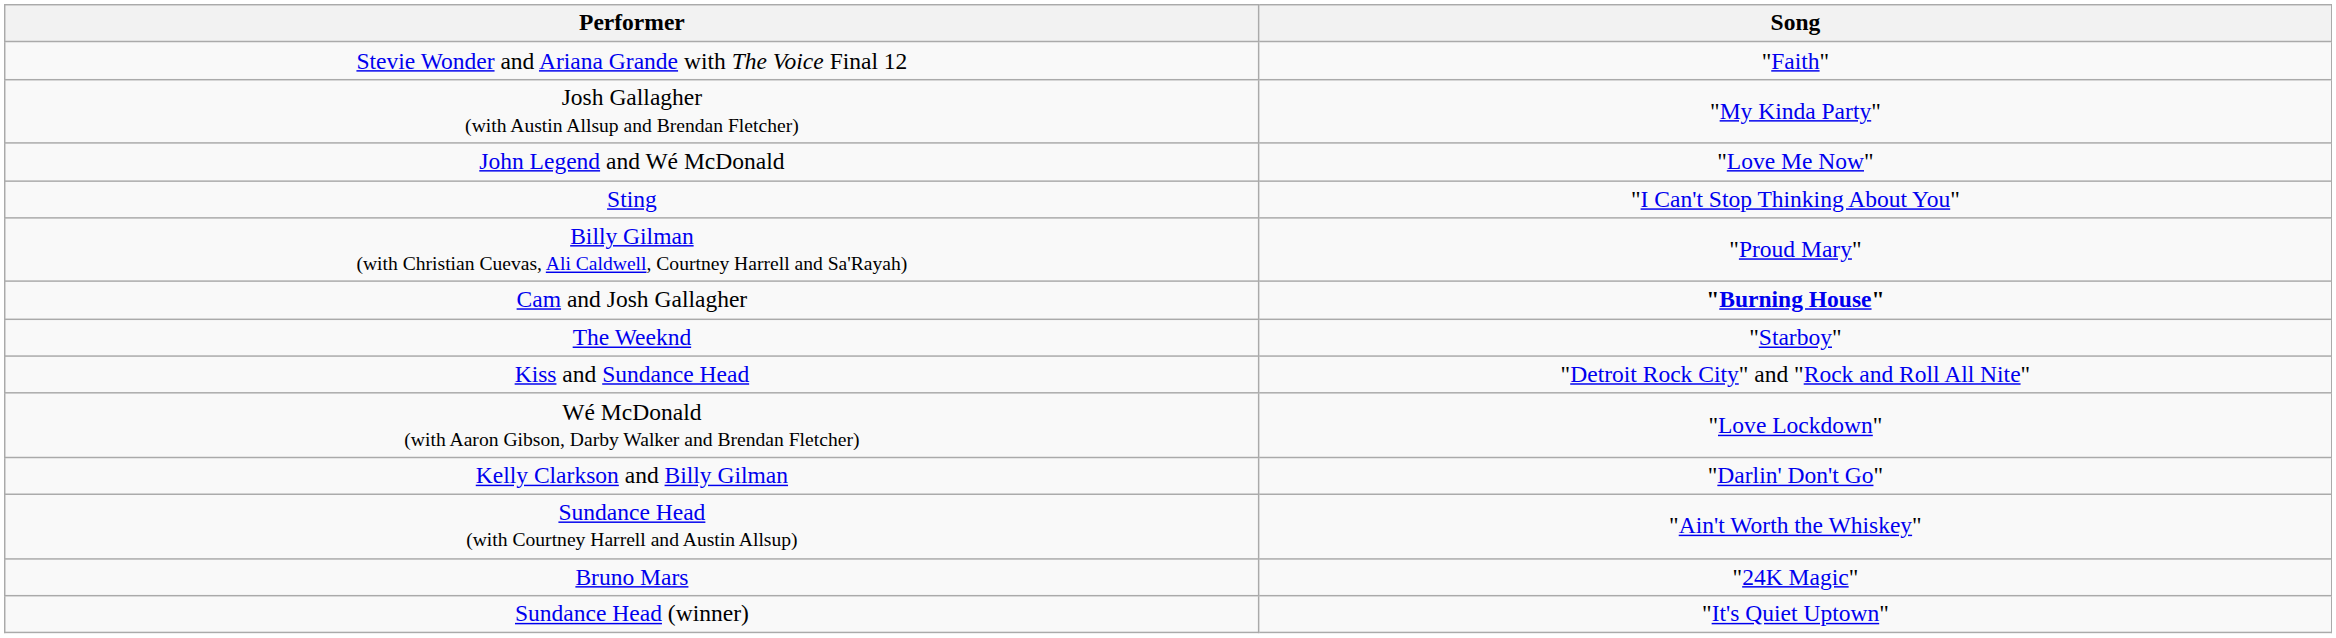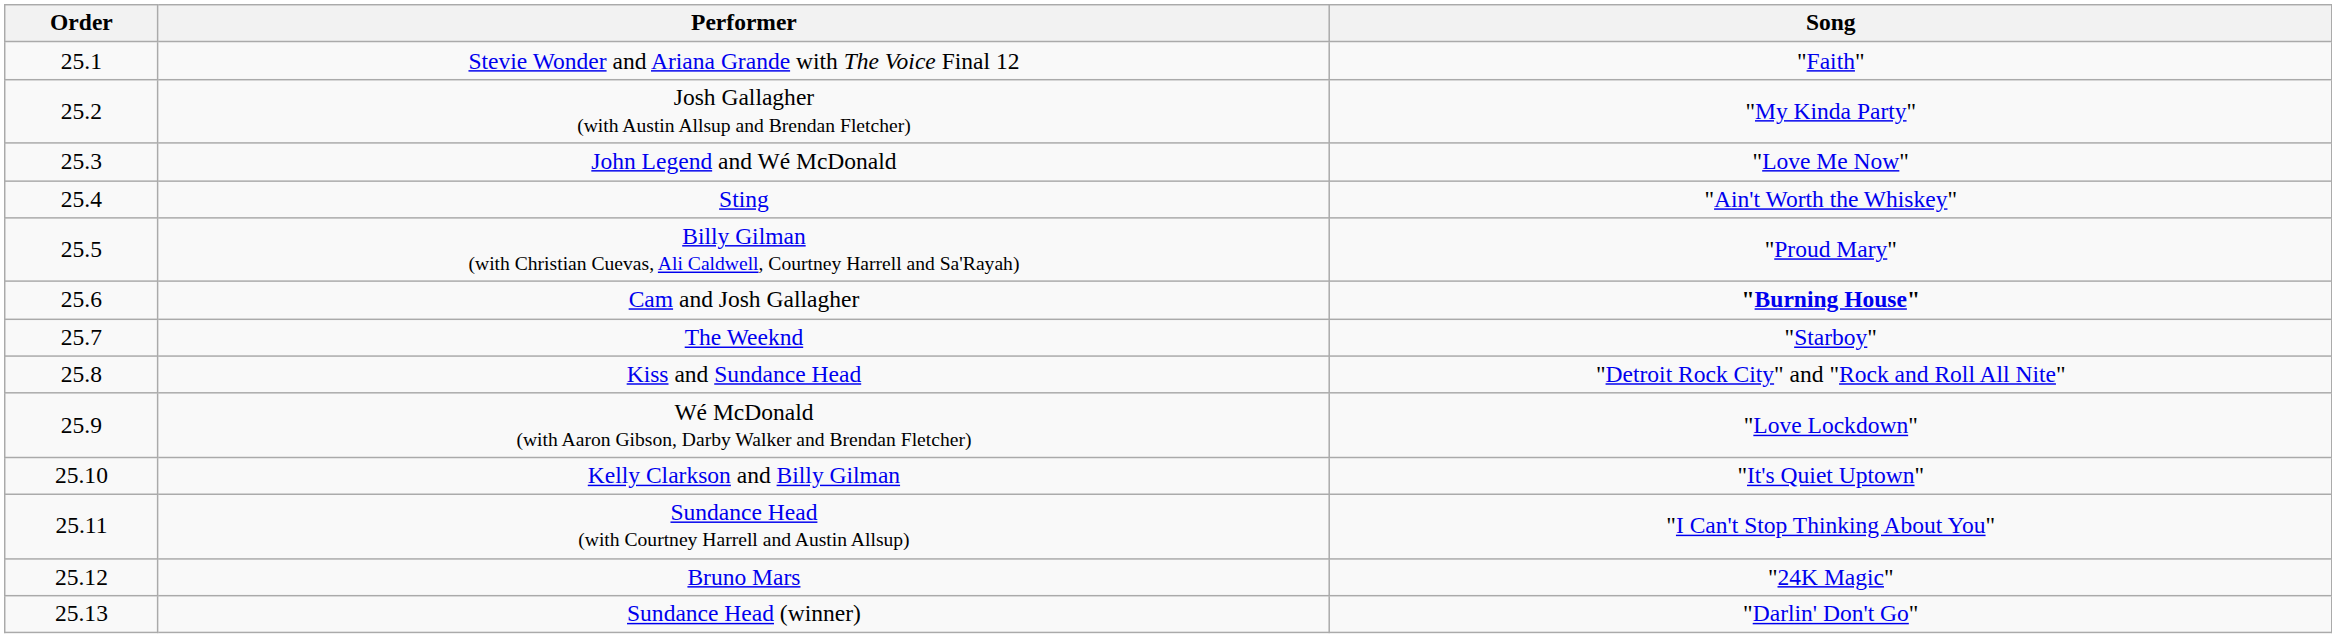+ column: (81, 23)
(1795, 198) "I Can't Stop Thinking About You" -> (1831, 198) "Ain't Worth the Whiskey"
(1795, 475) "Darlin' Don't Go" -> (1831, 475) "It's Quiet Uptown"
(1795, 526) "Ain't Worth the Whiskey" -> (1831, 526) "I Can't Stop Thinking About You"
(1795, 613) "It's Quiet Uptown" -> (1831, 613) "Darlin' Don't Go"
